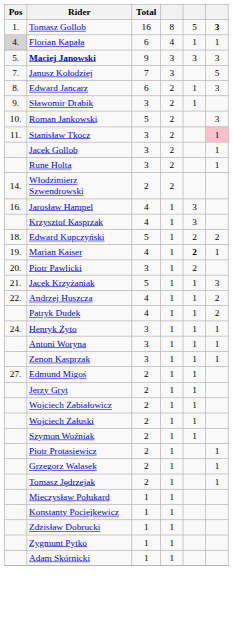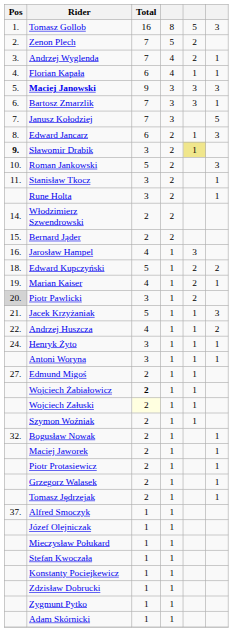(217, 27) bold -> (217, 27) normal
+ row: (52, 42)
+ row: (64, 58)
(16, 42) lightgrey background -> (16, 73) no background
+ row: (61, 104)
(16, 104) normal -> (16, 149) bold
(194, 104) no background -> (194, 149) khaki background
(217, 134) pink background -> (217, 180) no background
- row: (53, 149)
+ row: (55, 237)
- row: (66, 222)
(194, 252) bold -> (194, 283) normal
(16, 267) no background -> (16, 298) lightgrey background
- row: (55, 313)
- row: (60, 359)
- row: (48, 390)
(146, 405) normal -> (146, 390) bold
(146, 420) no background -> (146, 405) lightyellow background
+ row: (62, 436)
+ row: (59, 451)
+ row: (60, 512)
+ row: (60, 527)
+ row: (61, 558)
